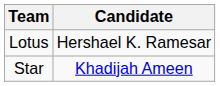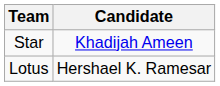rows swapped: (29, 68) <-> (29, 42)
